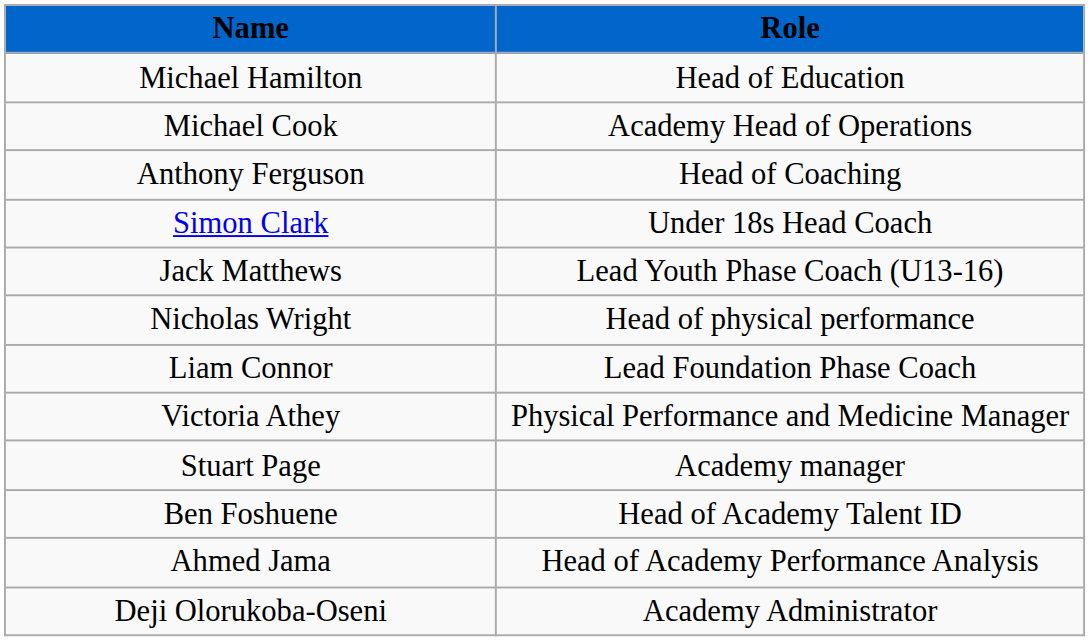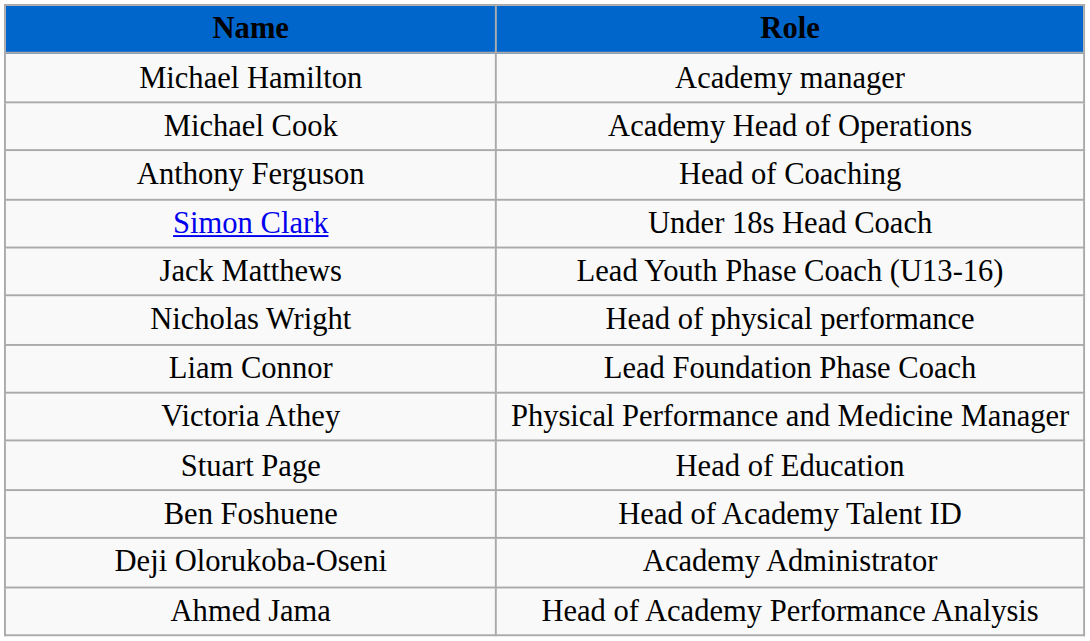(790, 77) Head of Education -> (790, 77) Academy manager
(790, 464) Academy manager -> (790, 464) Head of Education
rows swapped: (251, 561) <-> (251, 610)
